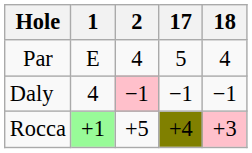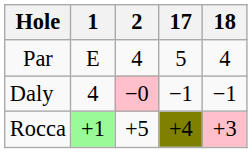(137, 93) −1 -> (137, 93) −0
